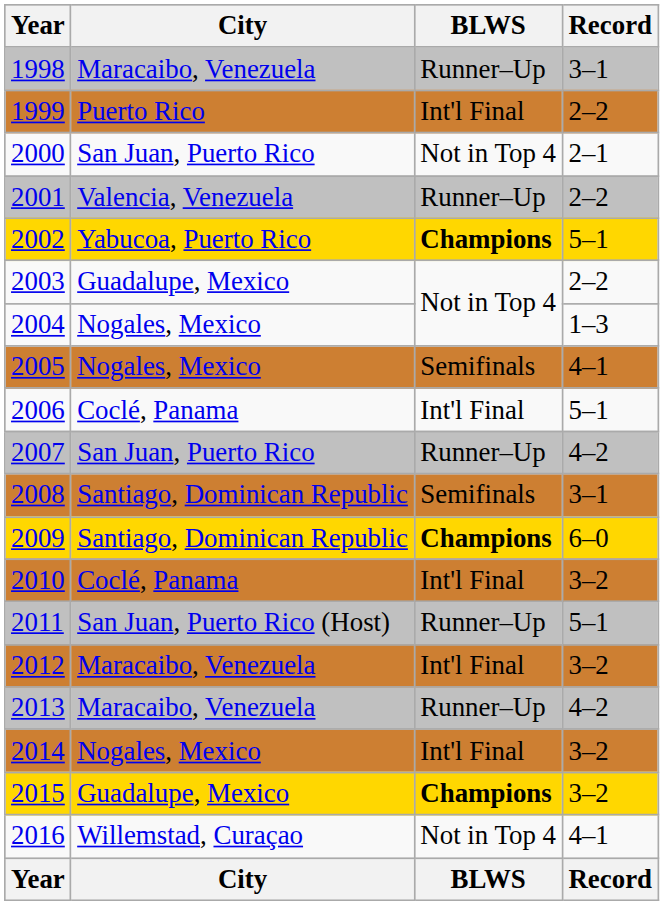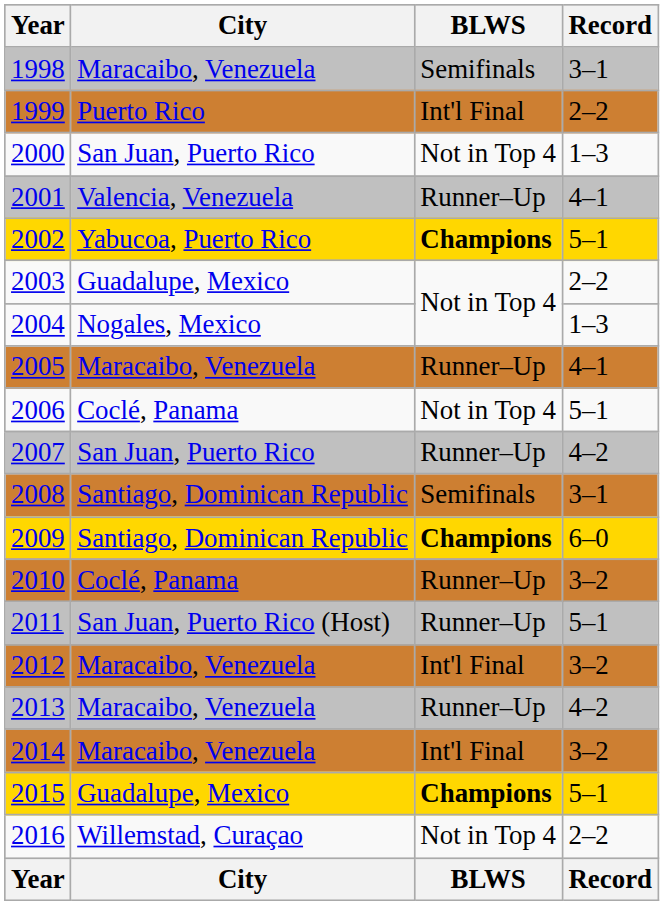(483, 68) Runner–Up -> (478, 68) Semifinals
(589, 153) 2–1 -> (589, 153) 1–3
(589, 196) 2–2 -> (589, 196) 4–1
(169, 366) Nogales, Mexico -> (196, 366) Maracaibo, Venezuela
(478, 366) Semifinals -> (483, 366) Runner–Up
(472, 409) Int'l Final -> (488, 409) Not in Top 4
(472, 580) Int'l Final -> (483, 580) Runner–Up
(169, 750) Nogales, Mexico -> (196, 750) Maracaibo, Venezuela
(589, 793) 3–2 -> (589, 793) 5–1
(589, 835) 4–1 -> (589, 835) 2–2
